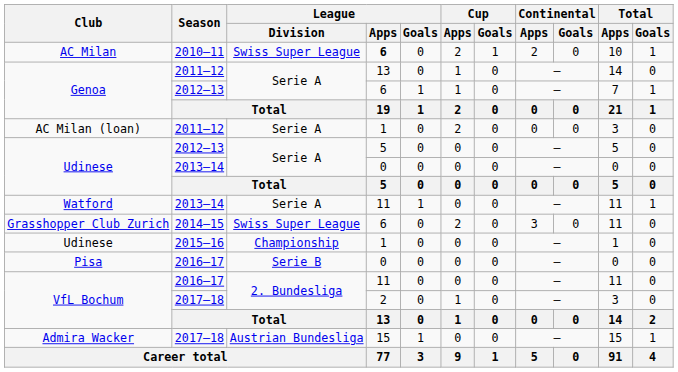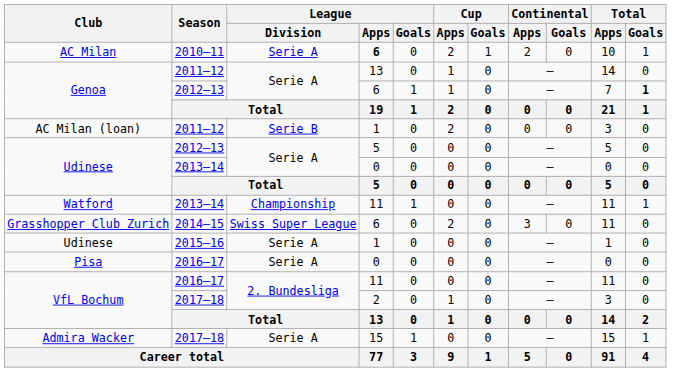(297, 52) Swiss Super League -> (293, 52) Serie A
(653, 90) normal -> (646, 90) bold
(297, 128) Serie A -> (293, 128) Serie B
(297, 205) Serie A -> (293, 205) Championship
(297, 243) Championship -> (293, 243) Serie A
(297, 262) Serie B -> (293, 262) Serie A
(297, 338) Austrian Bundesliga -> (293, 338) Serie A
